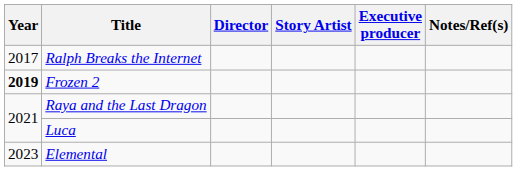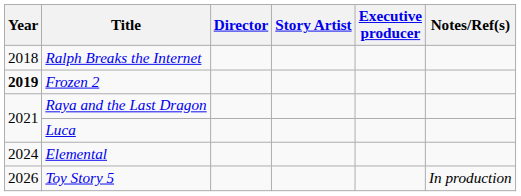(23, 57) 2017 -> (23, 57) 2018
(23, 154) 2023 -> (23, 154) 2024
+ row: (80, 178)
